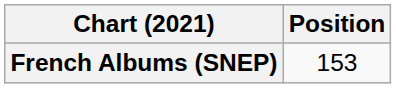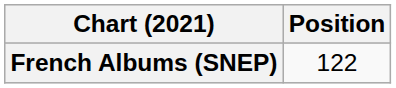(337, 62) 153 -> (337, 62) 122
